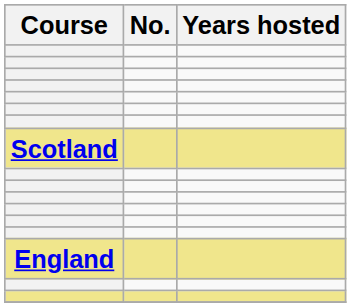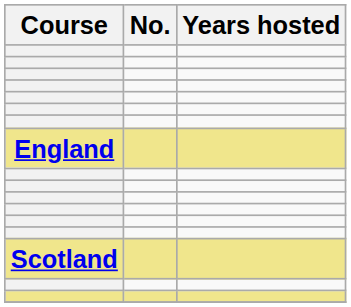rows swapped: (64, 148) <-> (64, 259)
